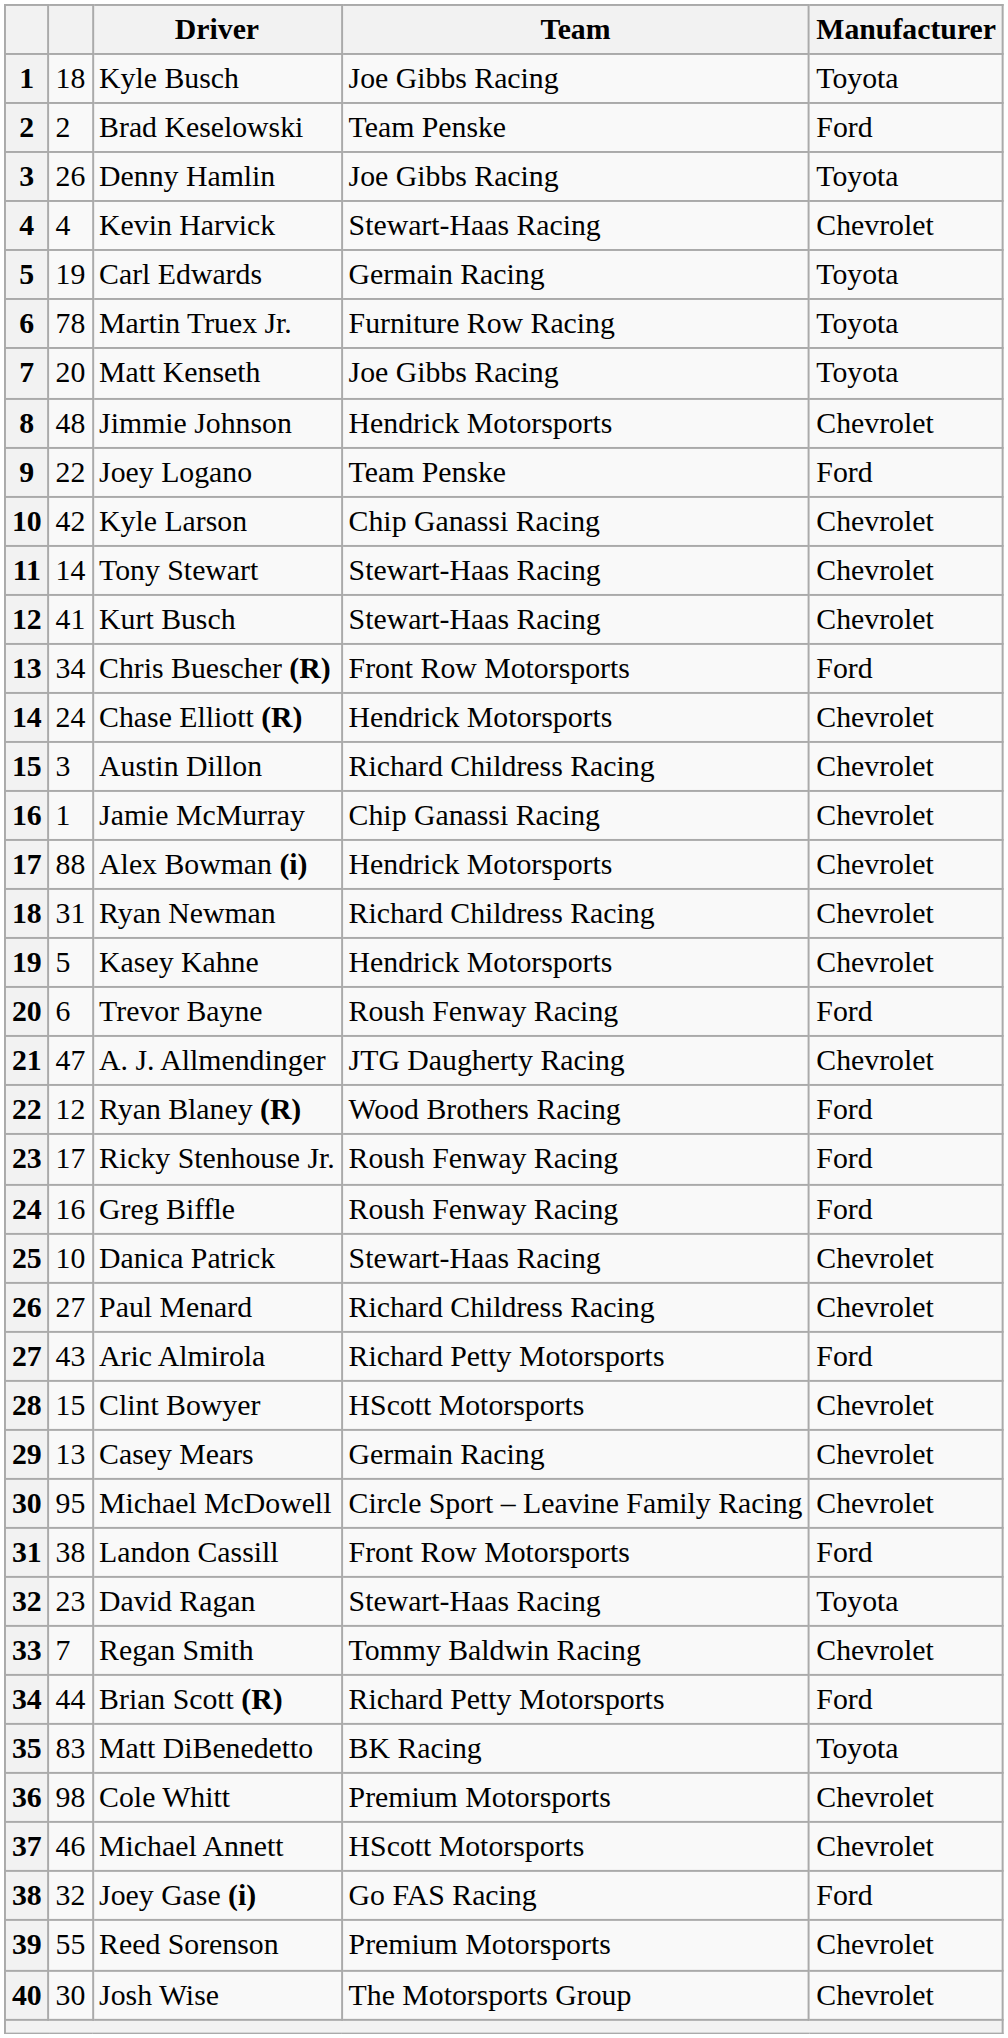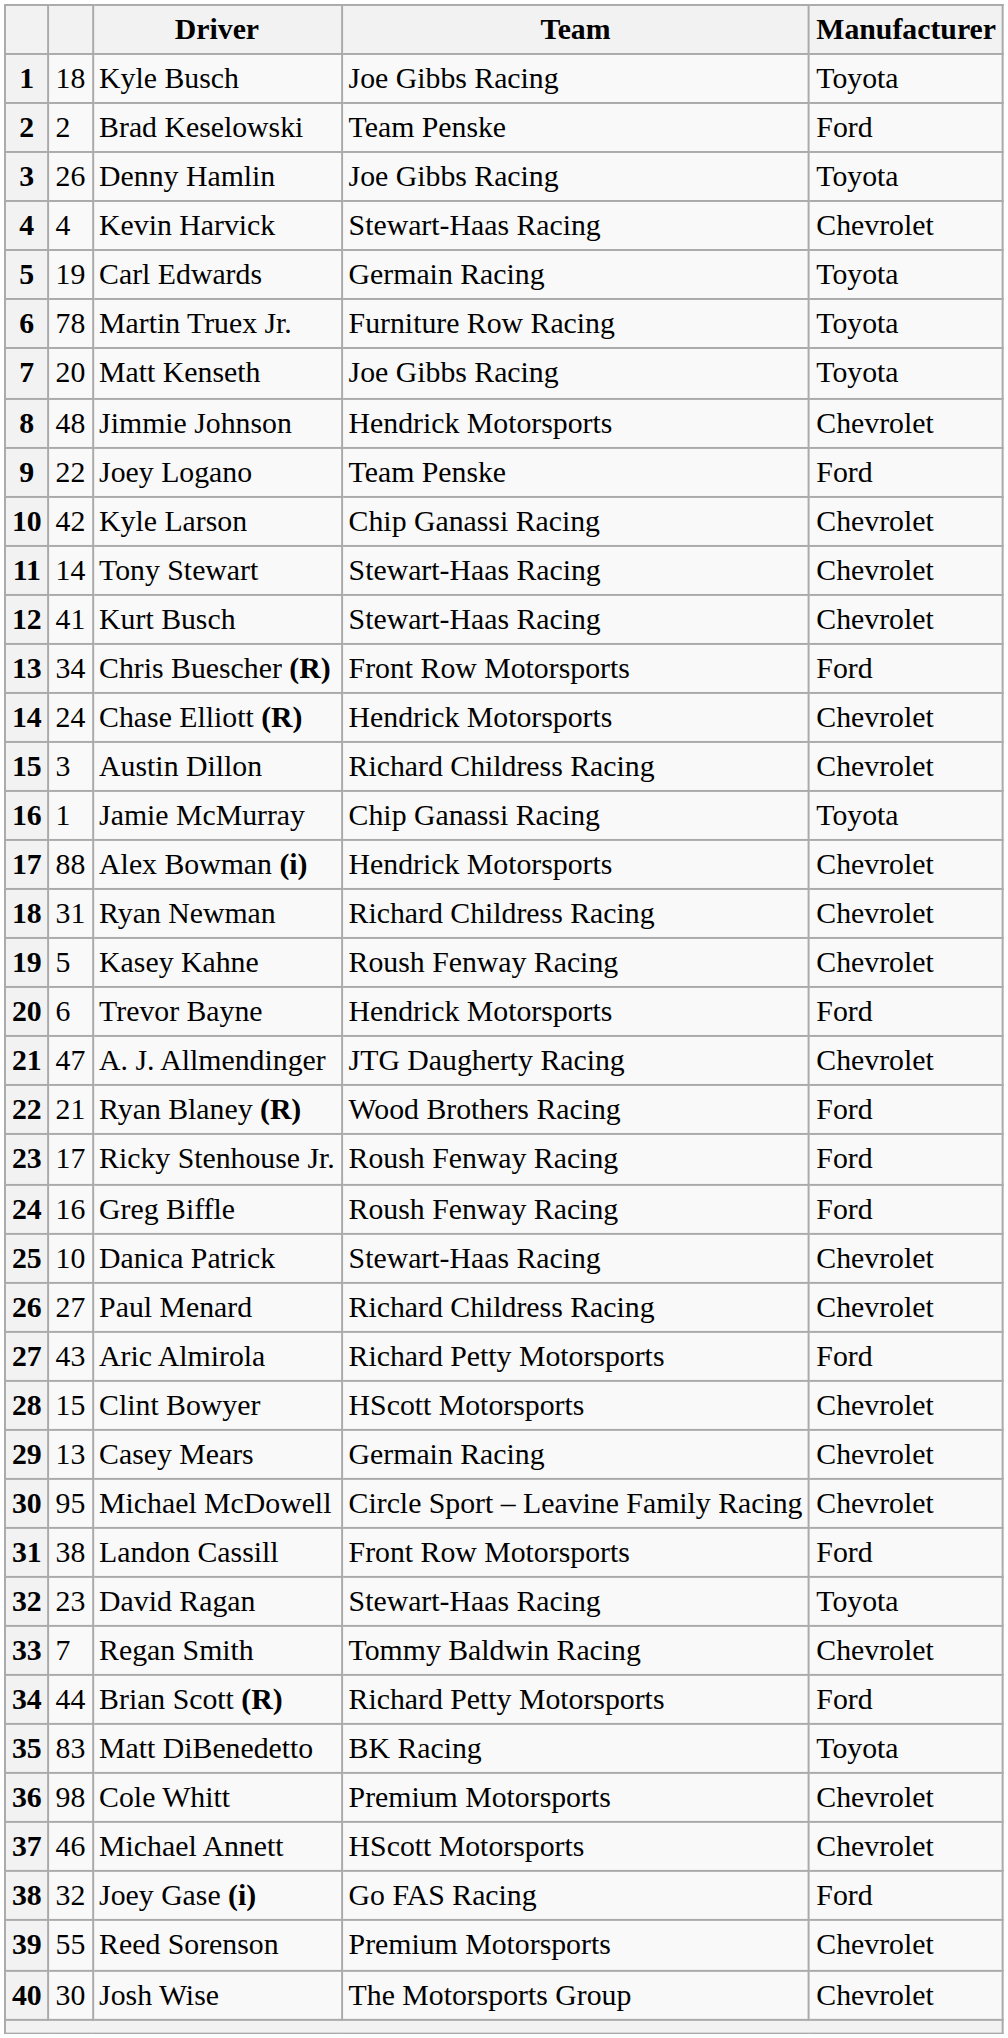(875, 815) Chevrolet -> (857, 815) Toyota
(480, 962) Hendrick Motorsports -> (483, 962) Roush Fenway Racing
(483, 1011) Roush Fenway Racing -> (480, 1011) Hendrick Motorsports
(70, 1109) 12 -> (70, 1109) 21
